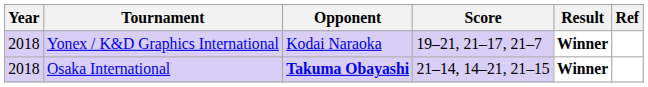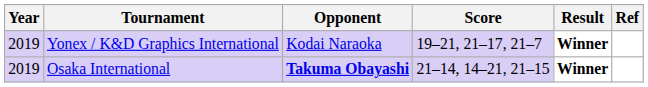(24, 43) 2018 -> (24, 43) 2019
(24, 69) 2018 -> (24, 69) 2019
